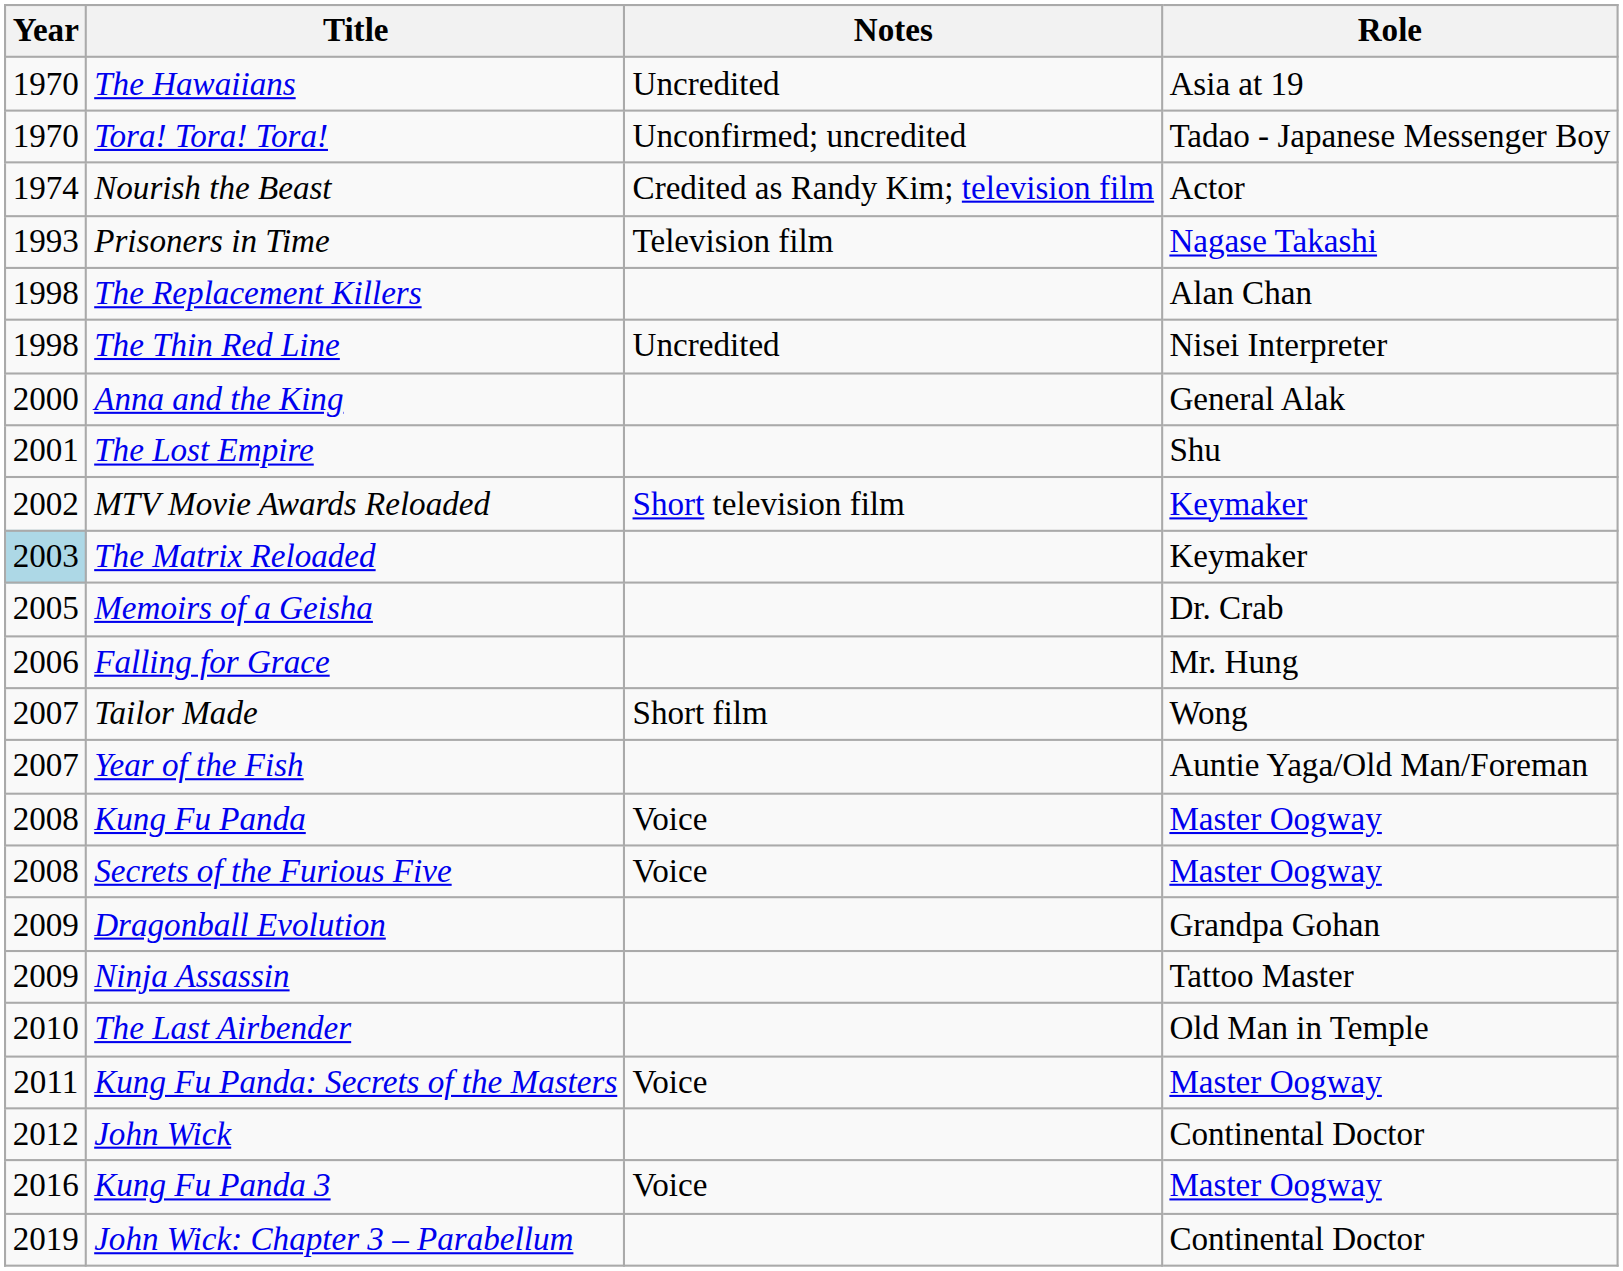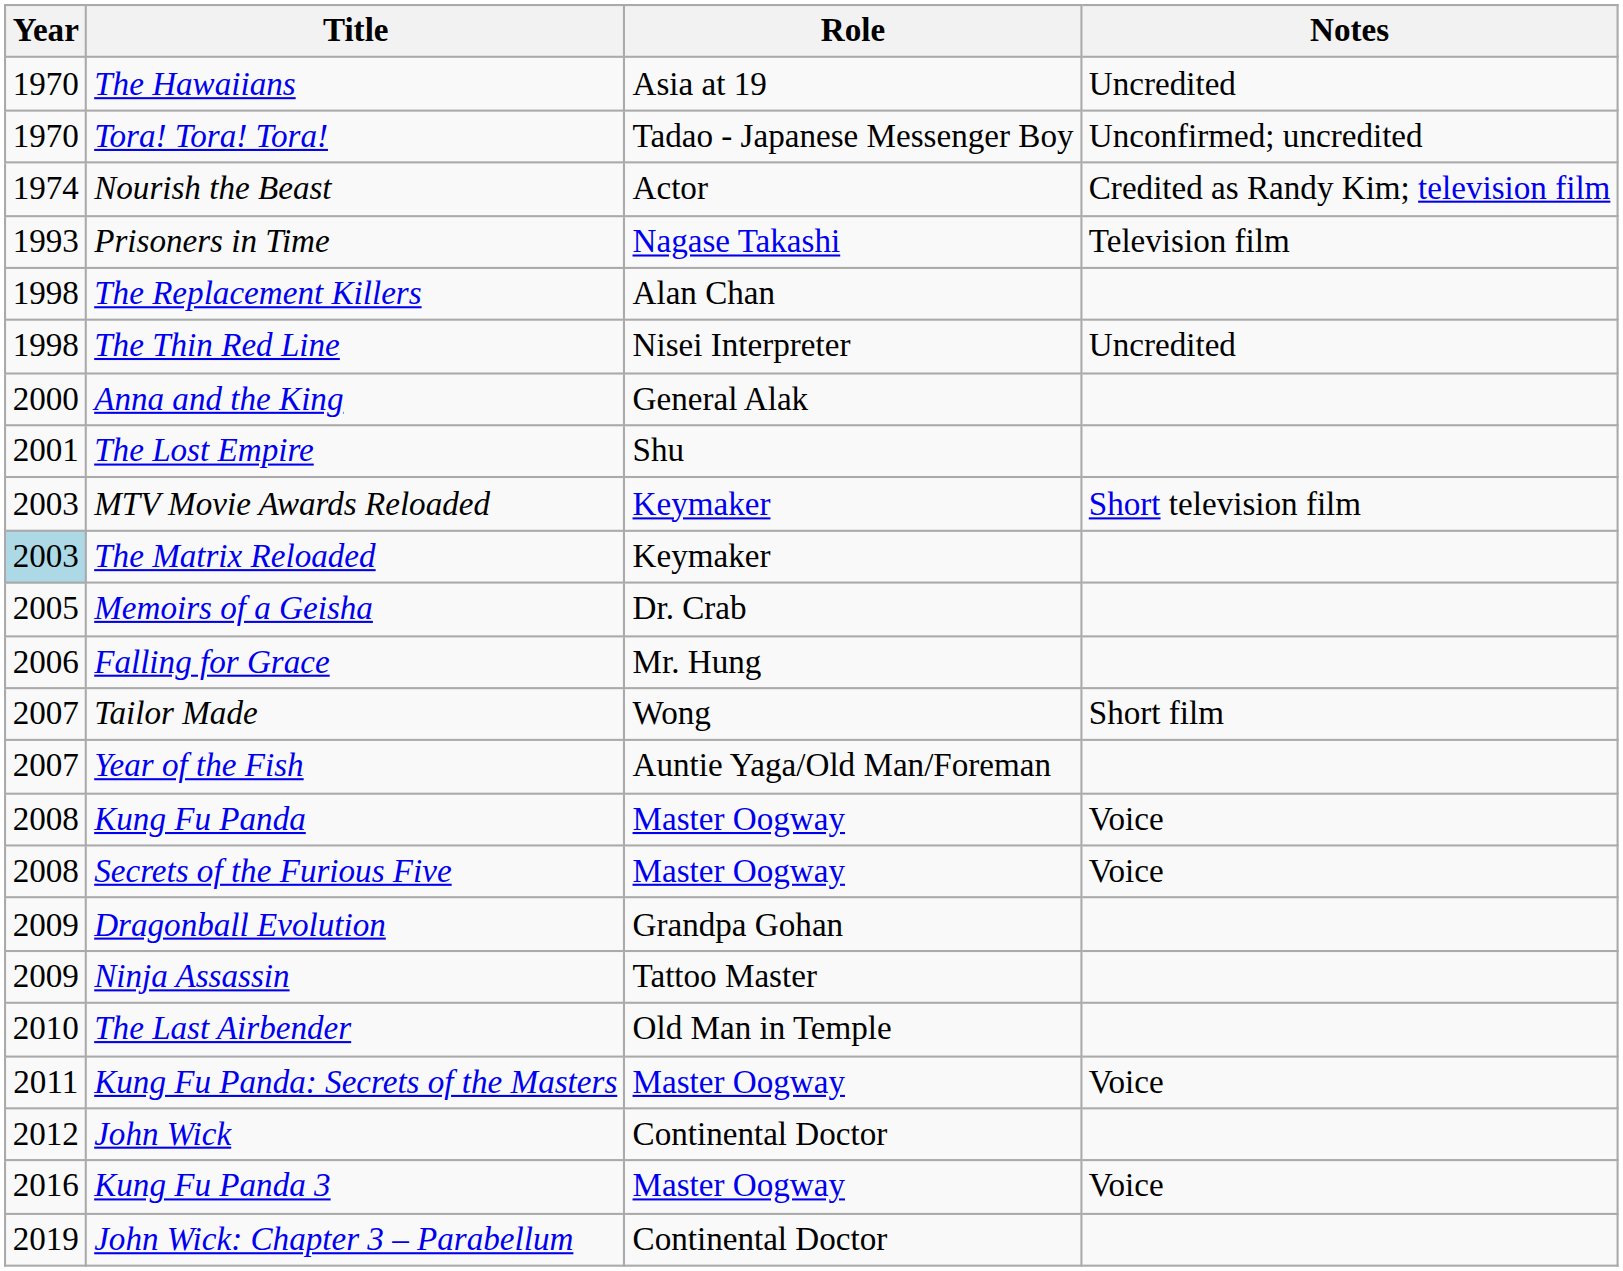columns swapped: (1390, 30) <-> (893, 30)
(46, 503) 2002 -> (46, 503) 2003
